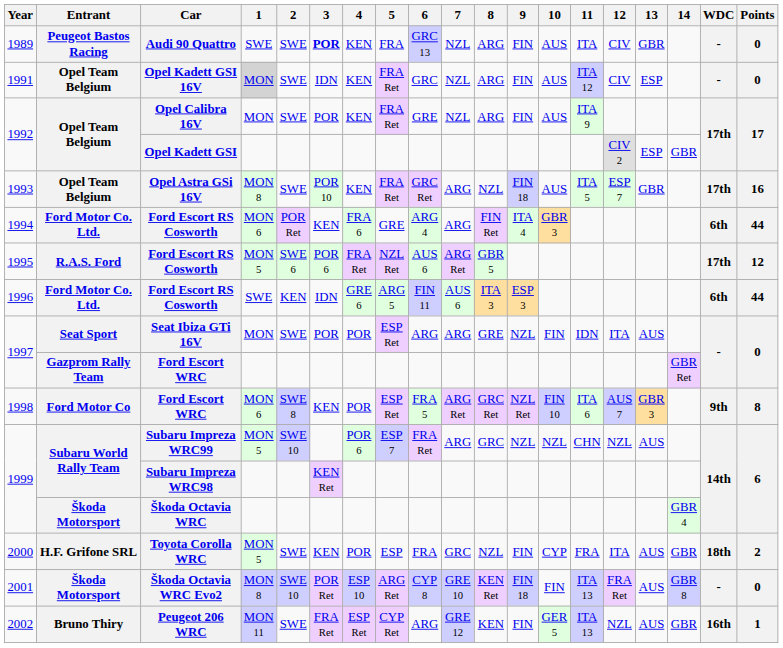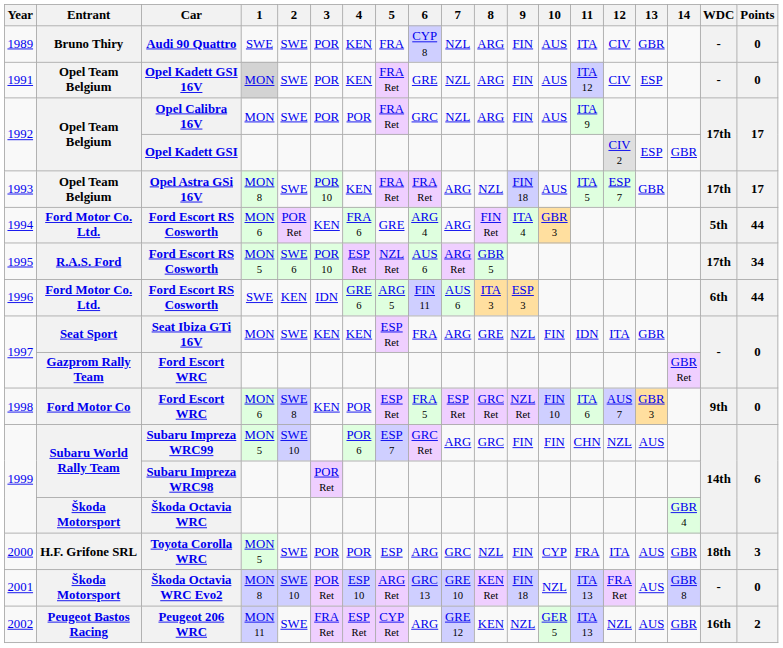(88, 44) Peugeot Bastos Racing -> (89, 44) Bruno Thiry
(326, 44) bold -> (327, 44) normal
(425, 44) GRC 13 -> (425, 44) CYP 8
(326, 80) IDN -> (327, 80) POR
(425, 80) GRC -> (425, 80) GRE
(359, 116) KEN -> (359, 116) POR
(425, 116) GRE -> (425, 116) GRC
(425, 189) GRC Ret -> (425, 189) FRA Ret
(757, 189) 16 -> (757, 189) 17
(719, 225) 6th -> (719, 225) 5th
(326, 261) POR 6 -> (327, 261) POR 10
(359, 261) FRA Ret -> (359, 261) ESP Ret
(757, 261) 12 -> (757, 261) 34
(326, 334) POR -> (327, 334) KEN
(359, 334) POR -> (359, 334) KEN
(425, 334) ARG -> (425, 334) FRA
(651, 334) AUS -> (651, 334) GBR
(458, 406) ARG Ret -> (458, 406) ESP Ret
(757, 406) 8 -> (757, 406) 0
(425, 443) FRA Ret -> (425, 443) GRC Ret
(523, 443) NZL -> (523, 443) FIN
(554, 443) NZL -> (554, 443) FIN
(326, 479) KEN Ret -> (327, 479) POR Ret
(326, 551) KEN -> (327, 551) POR
(425, 551) FRA -> (425, 551) ARG
(757, 551) 2 -> (757, 551) 3
(425, 588) CYP 8 -> (425, 588) GRC 13
(554, 588) FIN -> (554, 588) NZL
(88, 624) Bruno Thiry -> (89, 624) Peugeot Bastos Racing
(523, 624) FIN -> (523, 624) NZL
(757, 624) 1 -> (757, 624) 2
